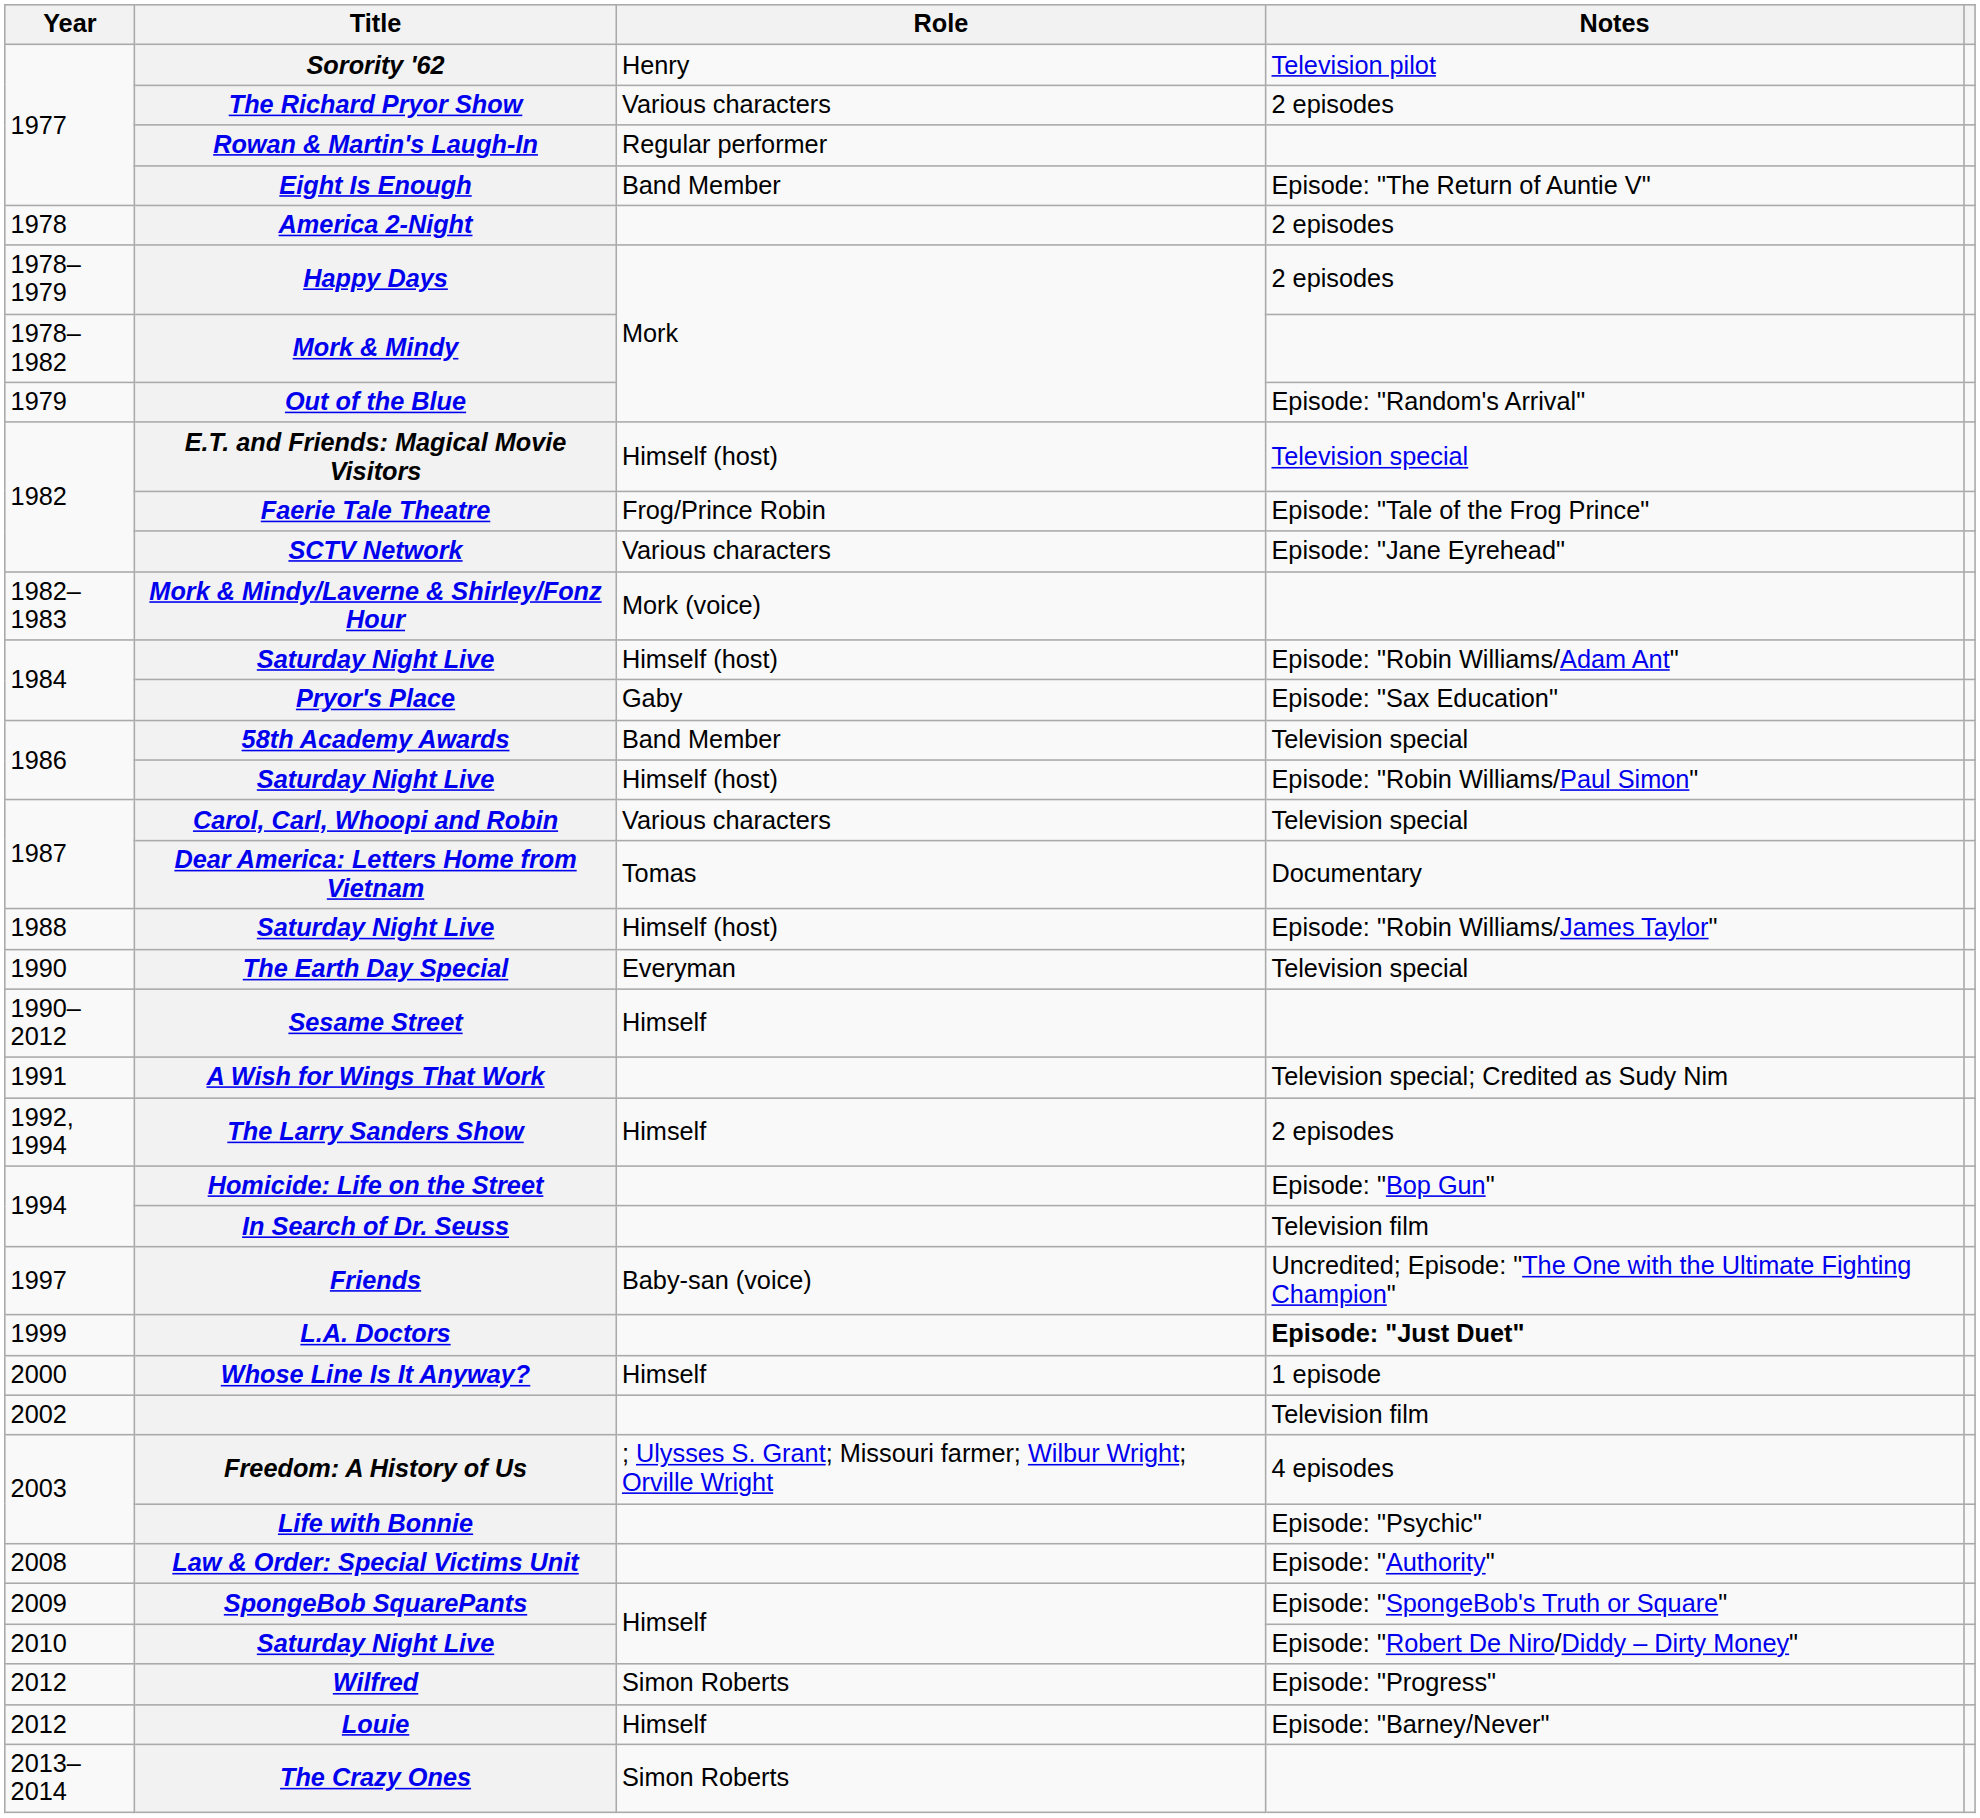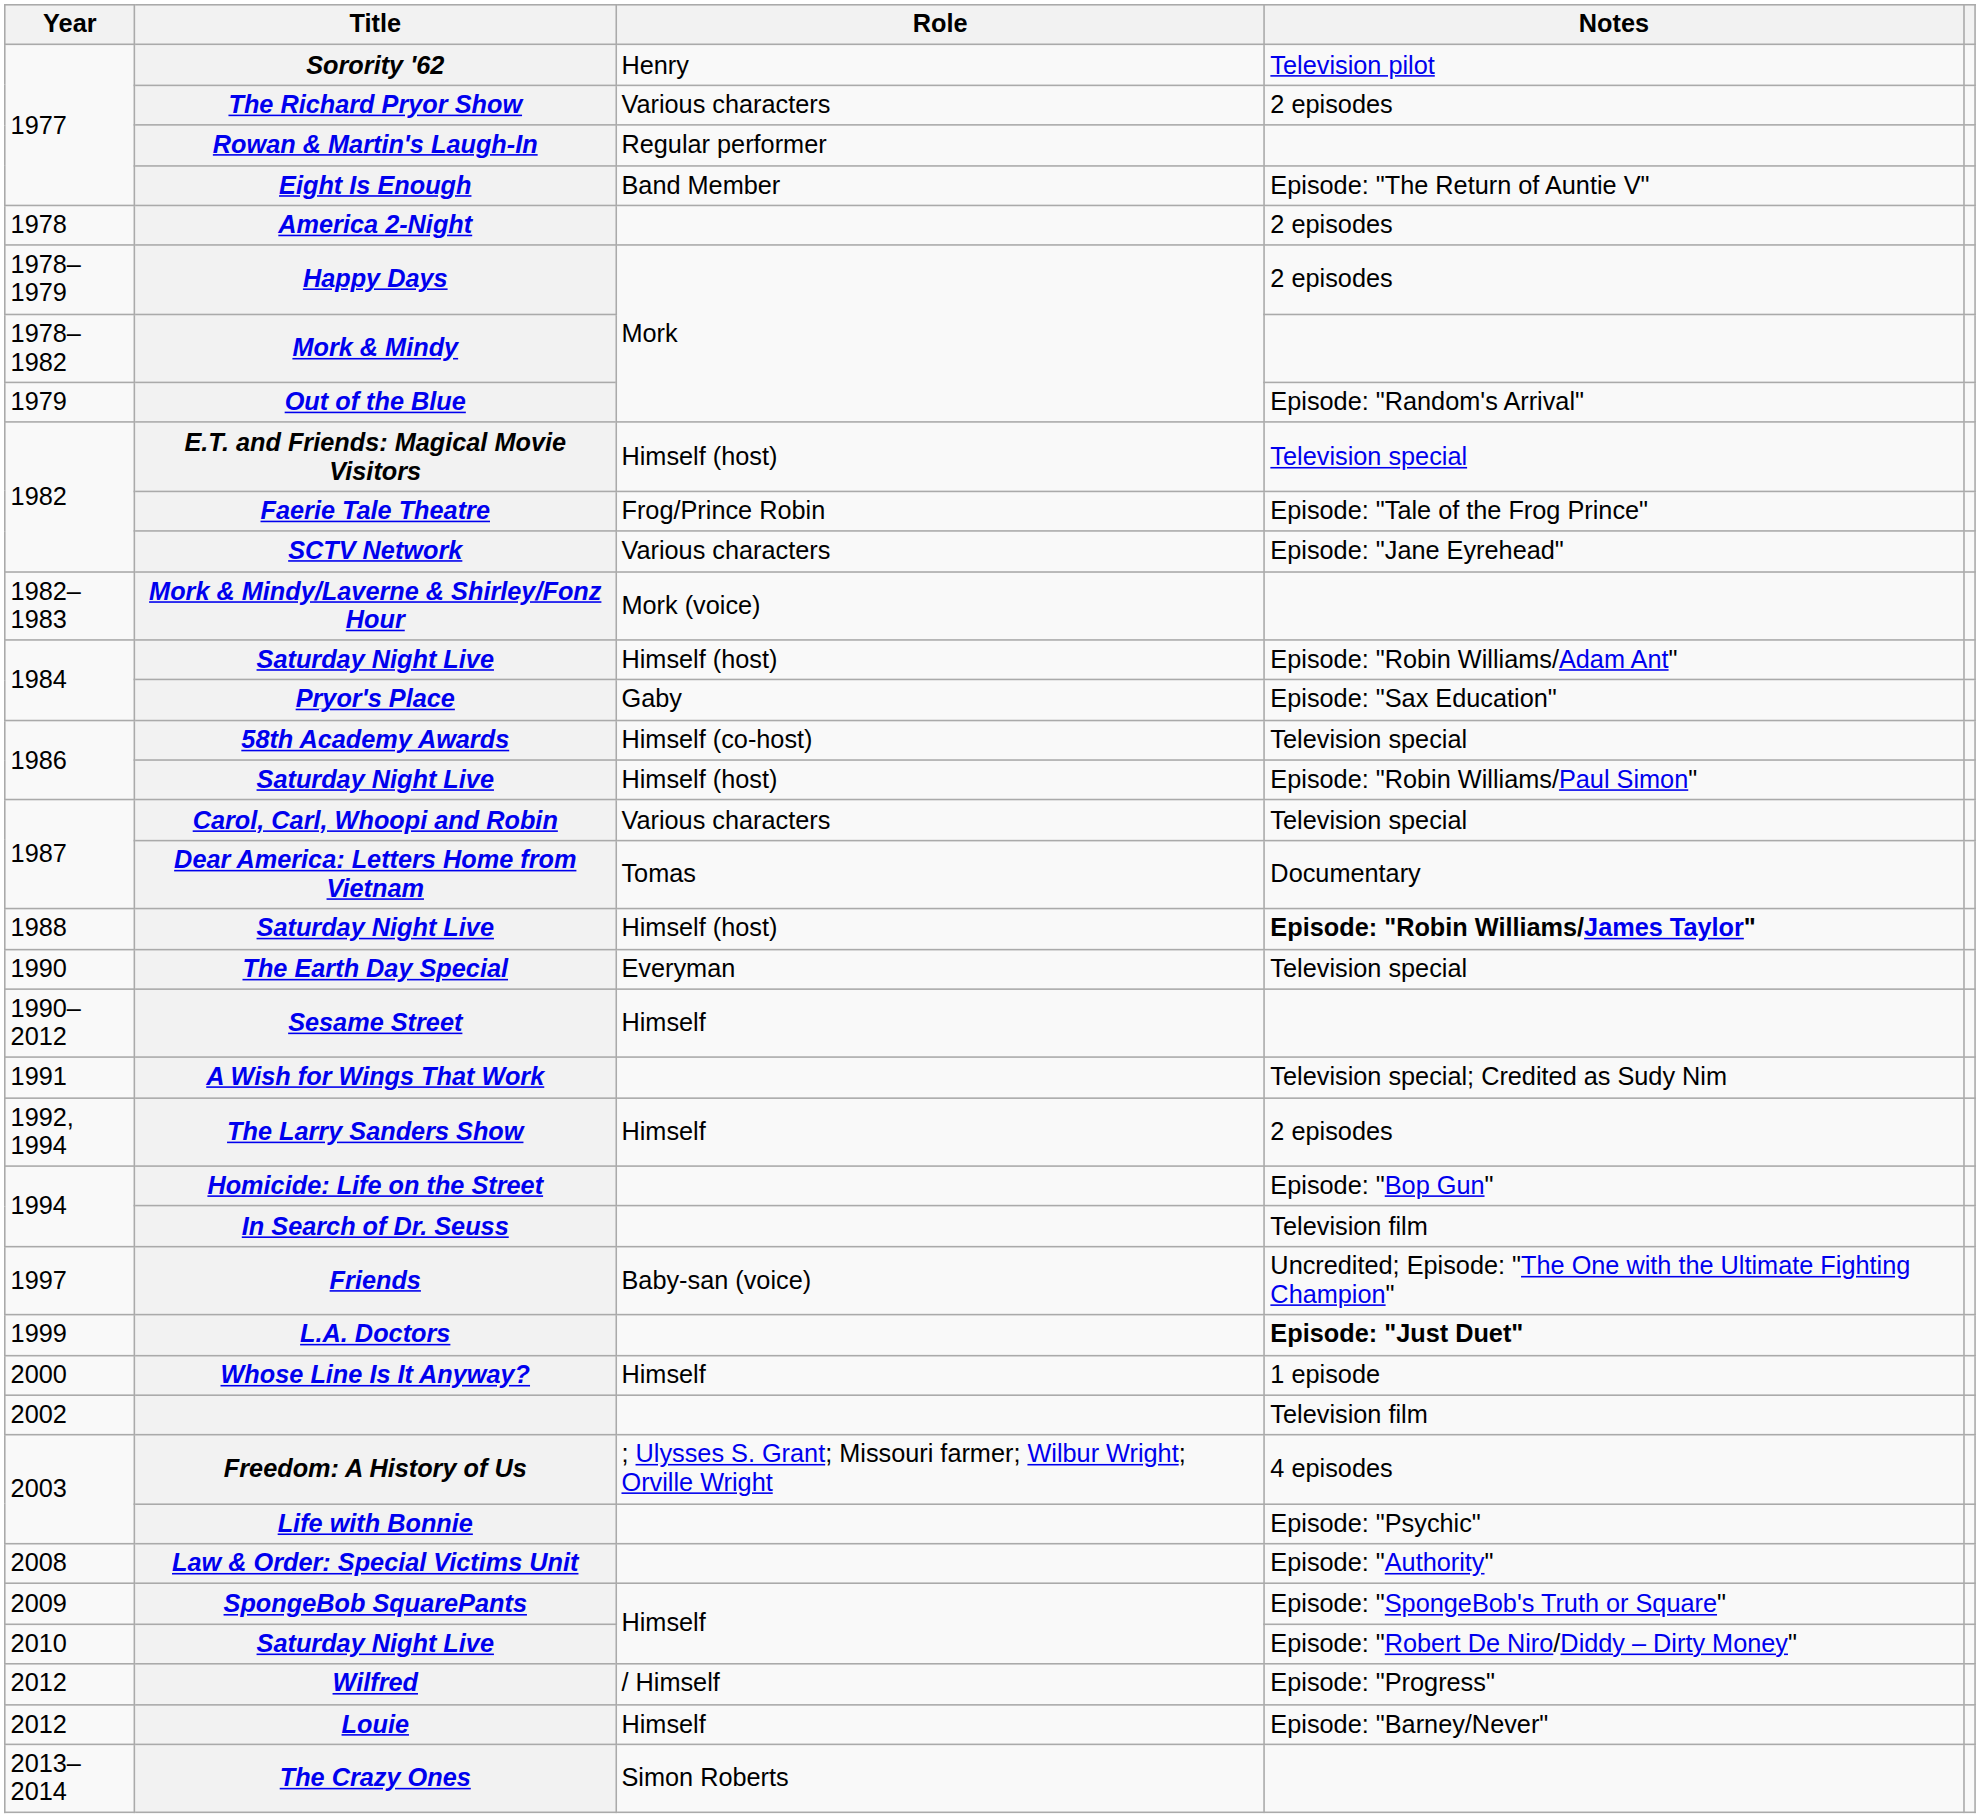(701, 739) Band Member -> (717, 739) Himself (co-host)
(1495, 928) normal -> (1513, 928) bold
(706, 1683) Simon Roberts -> (671, 1683) / Himself
